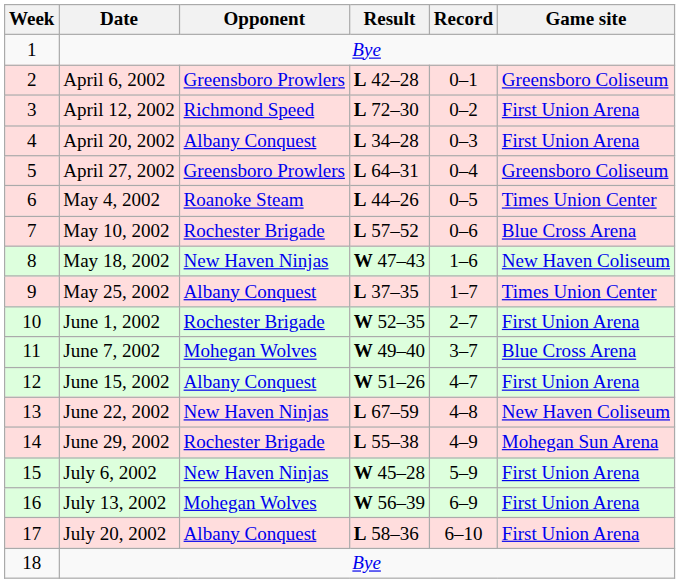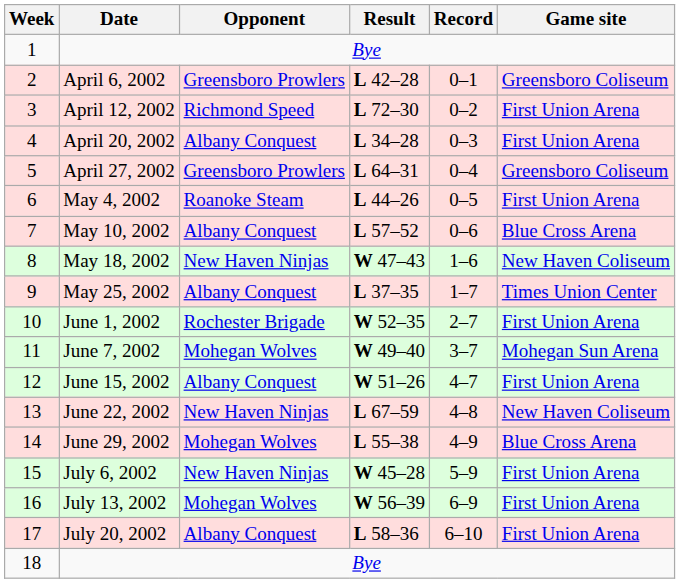(579, 200) Times Union Center -> (571, 200) First Union Arena
(254, 230) Rochester Brigade -> (250, 230) Albany Conquest
(569, 351) Blue Cross Arena -> (580, 351) Mohegan Sun Arena
(254, 442) Rochester Brigade -> (250, 442) Mohegan Wolves
(580, 442) Mohegan Sun Arena -> (569, 442) Blue Cross Arena
